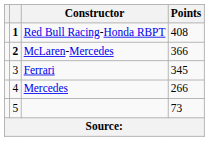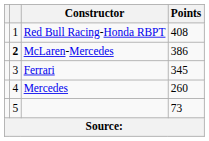(15, 32) bold -> (15, 32) normal
(179, 51) 366 -> (179, 51) 386
(179, 88) 266 -> (179, 88) 260
